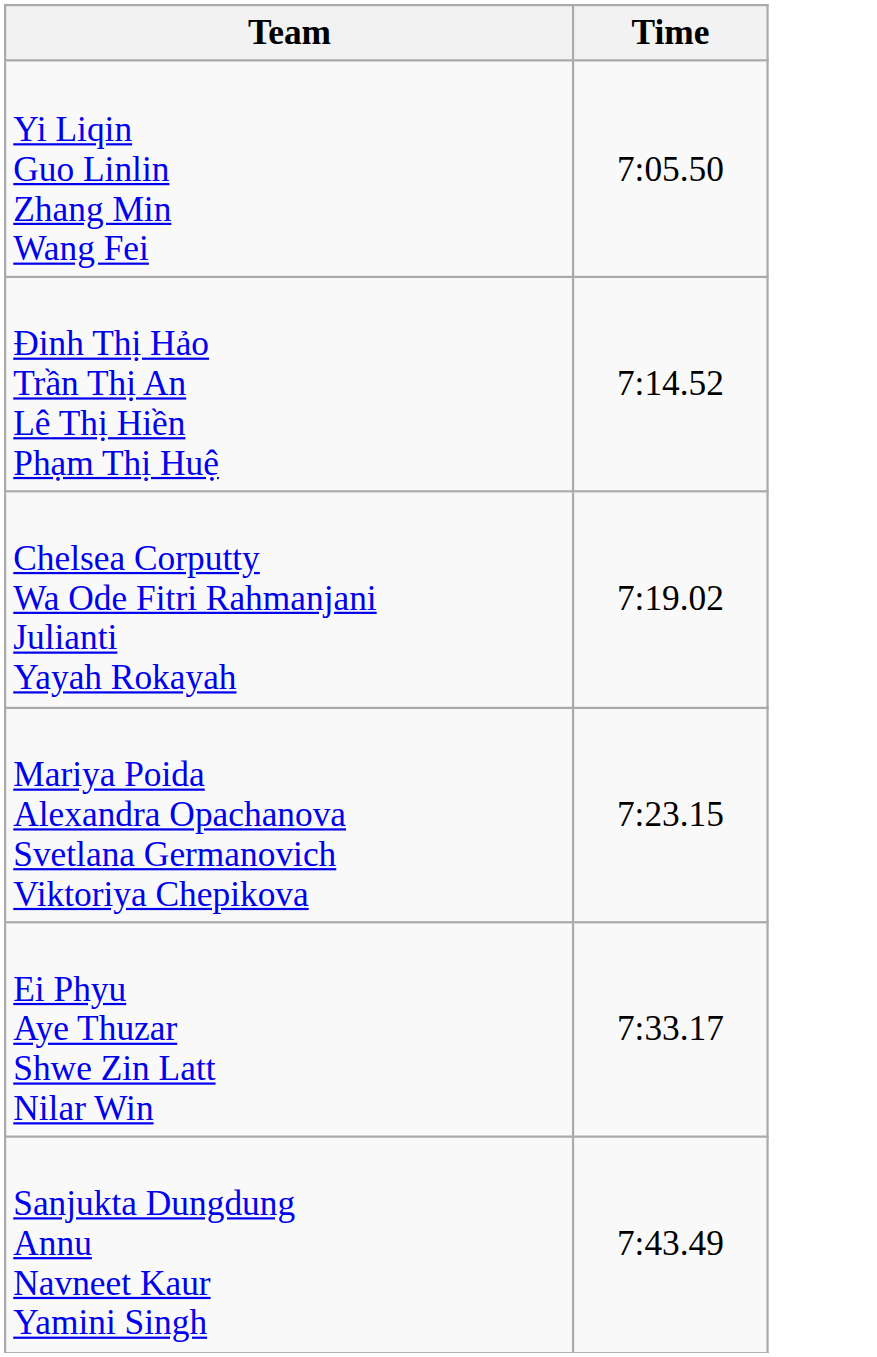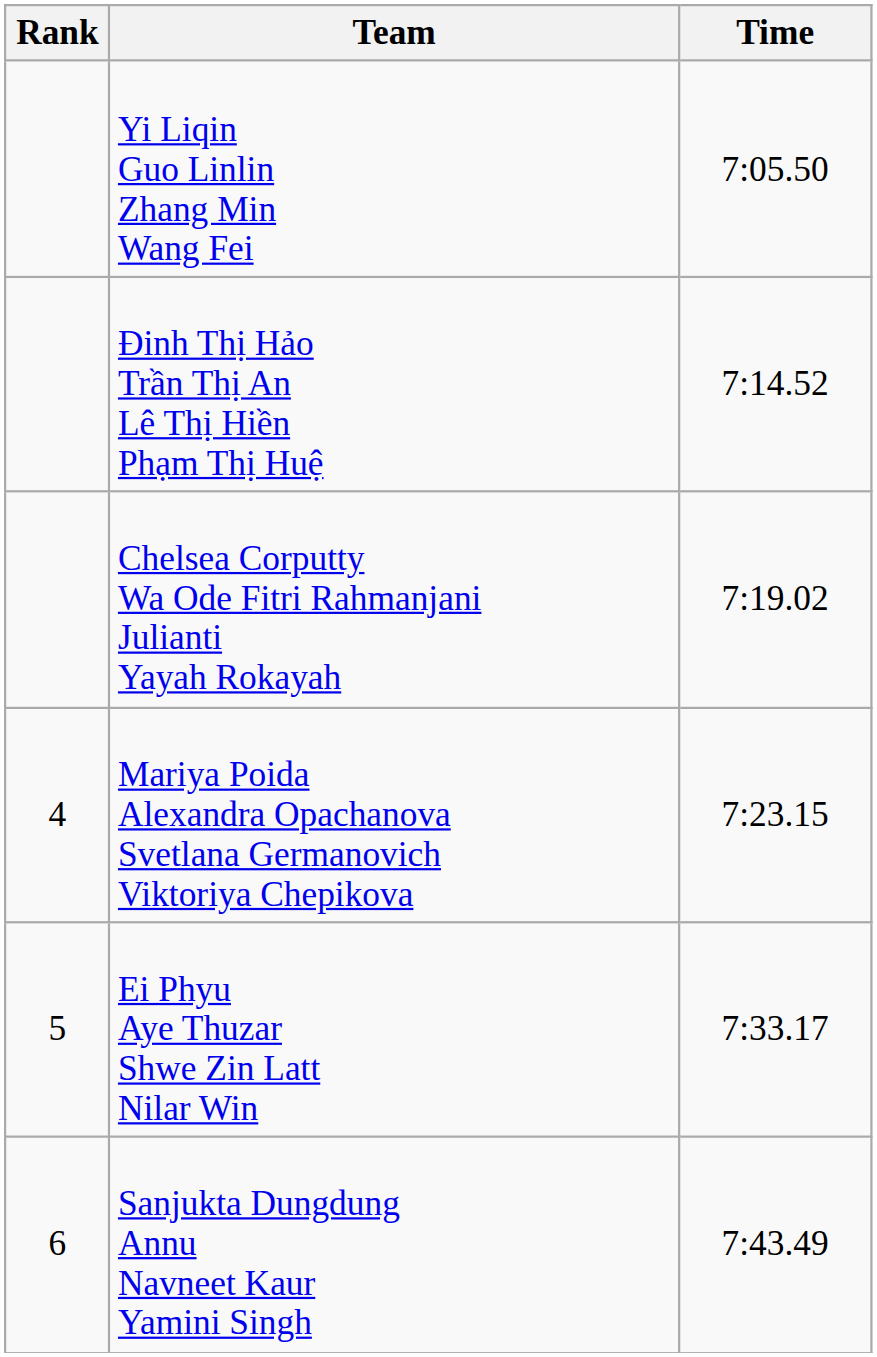+ column: (57, 32)
